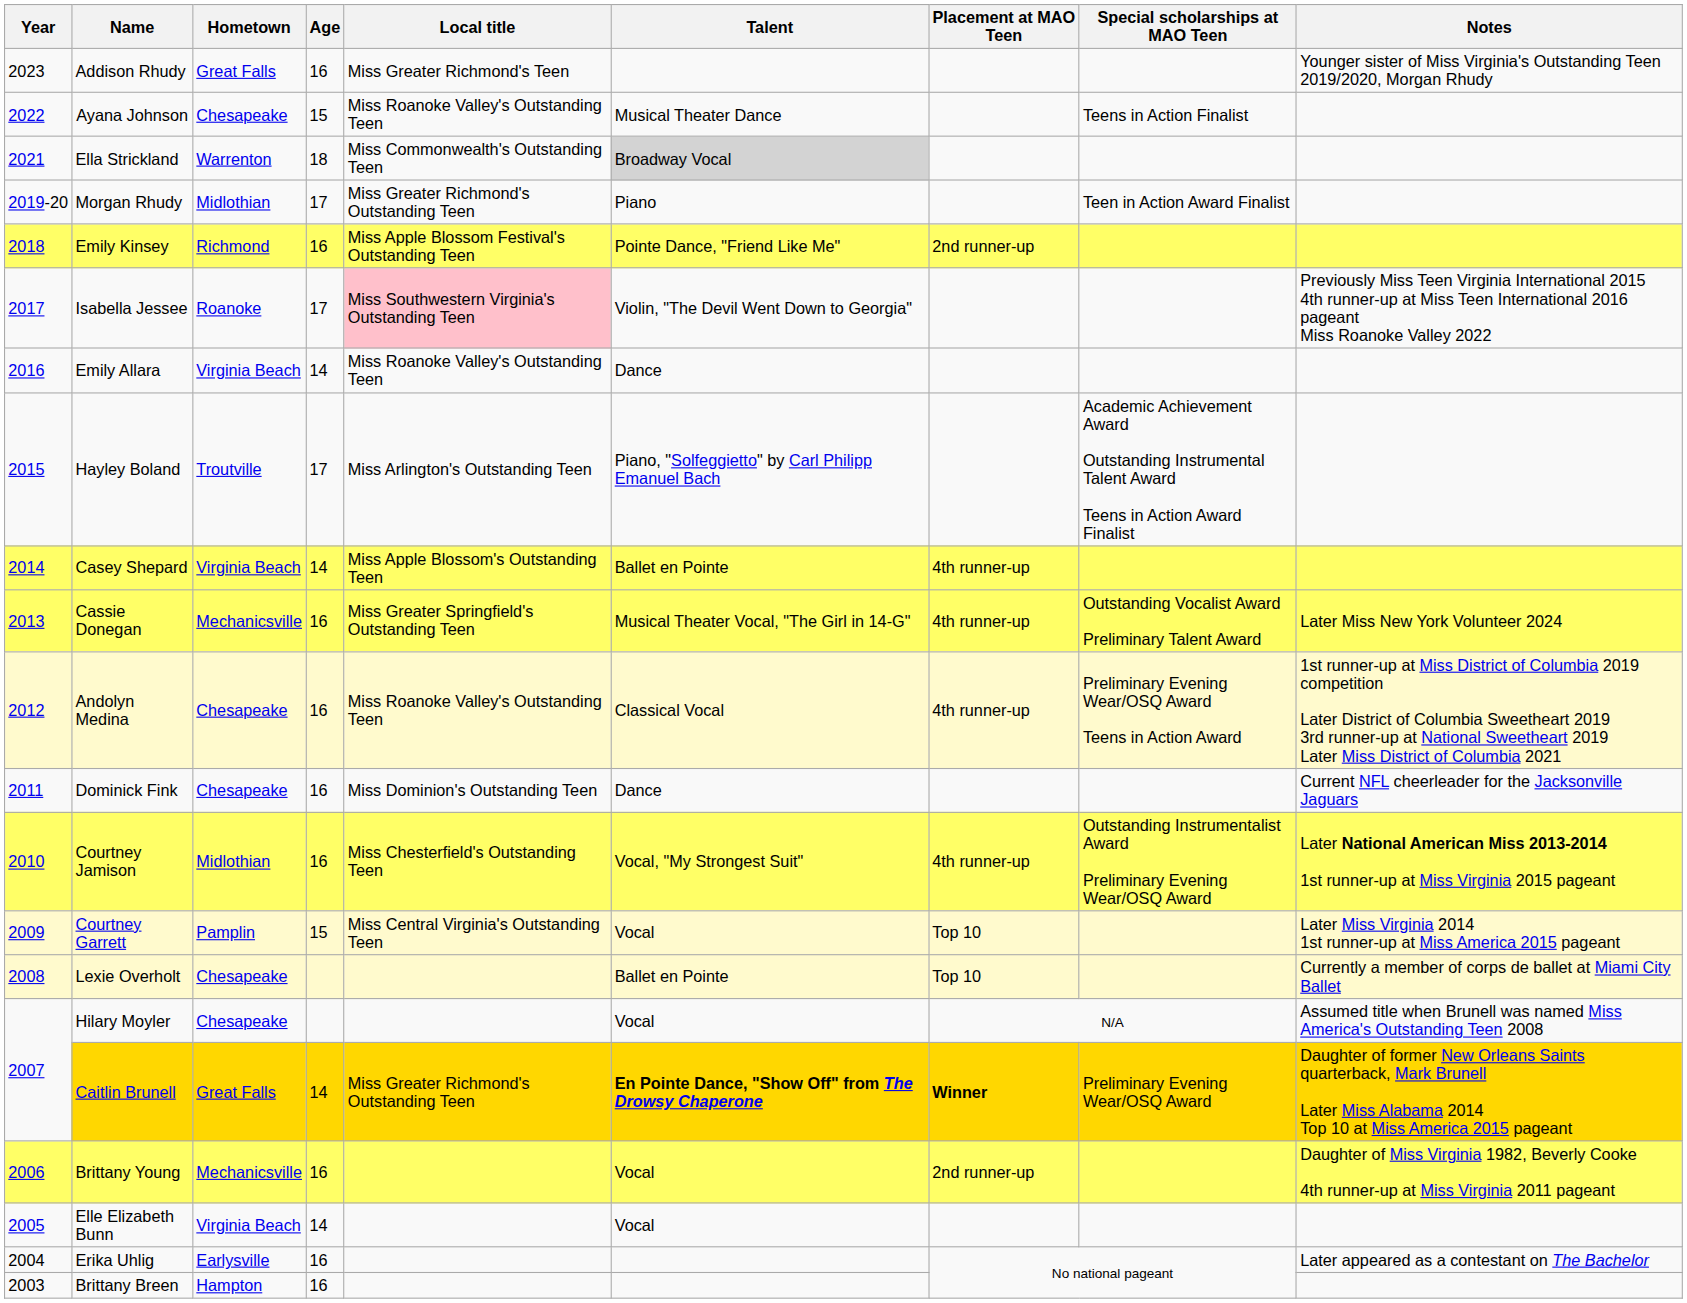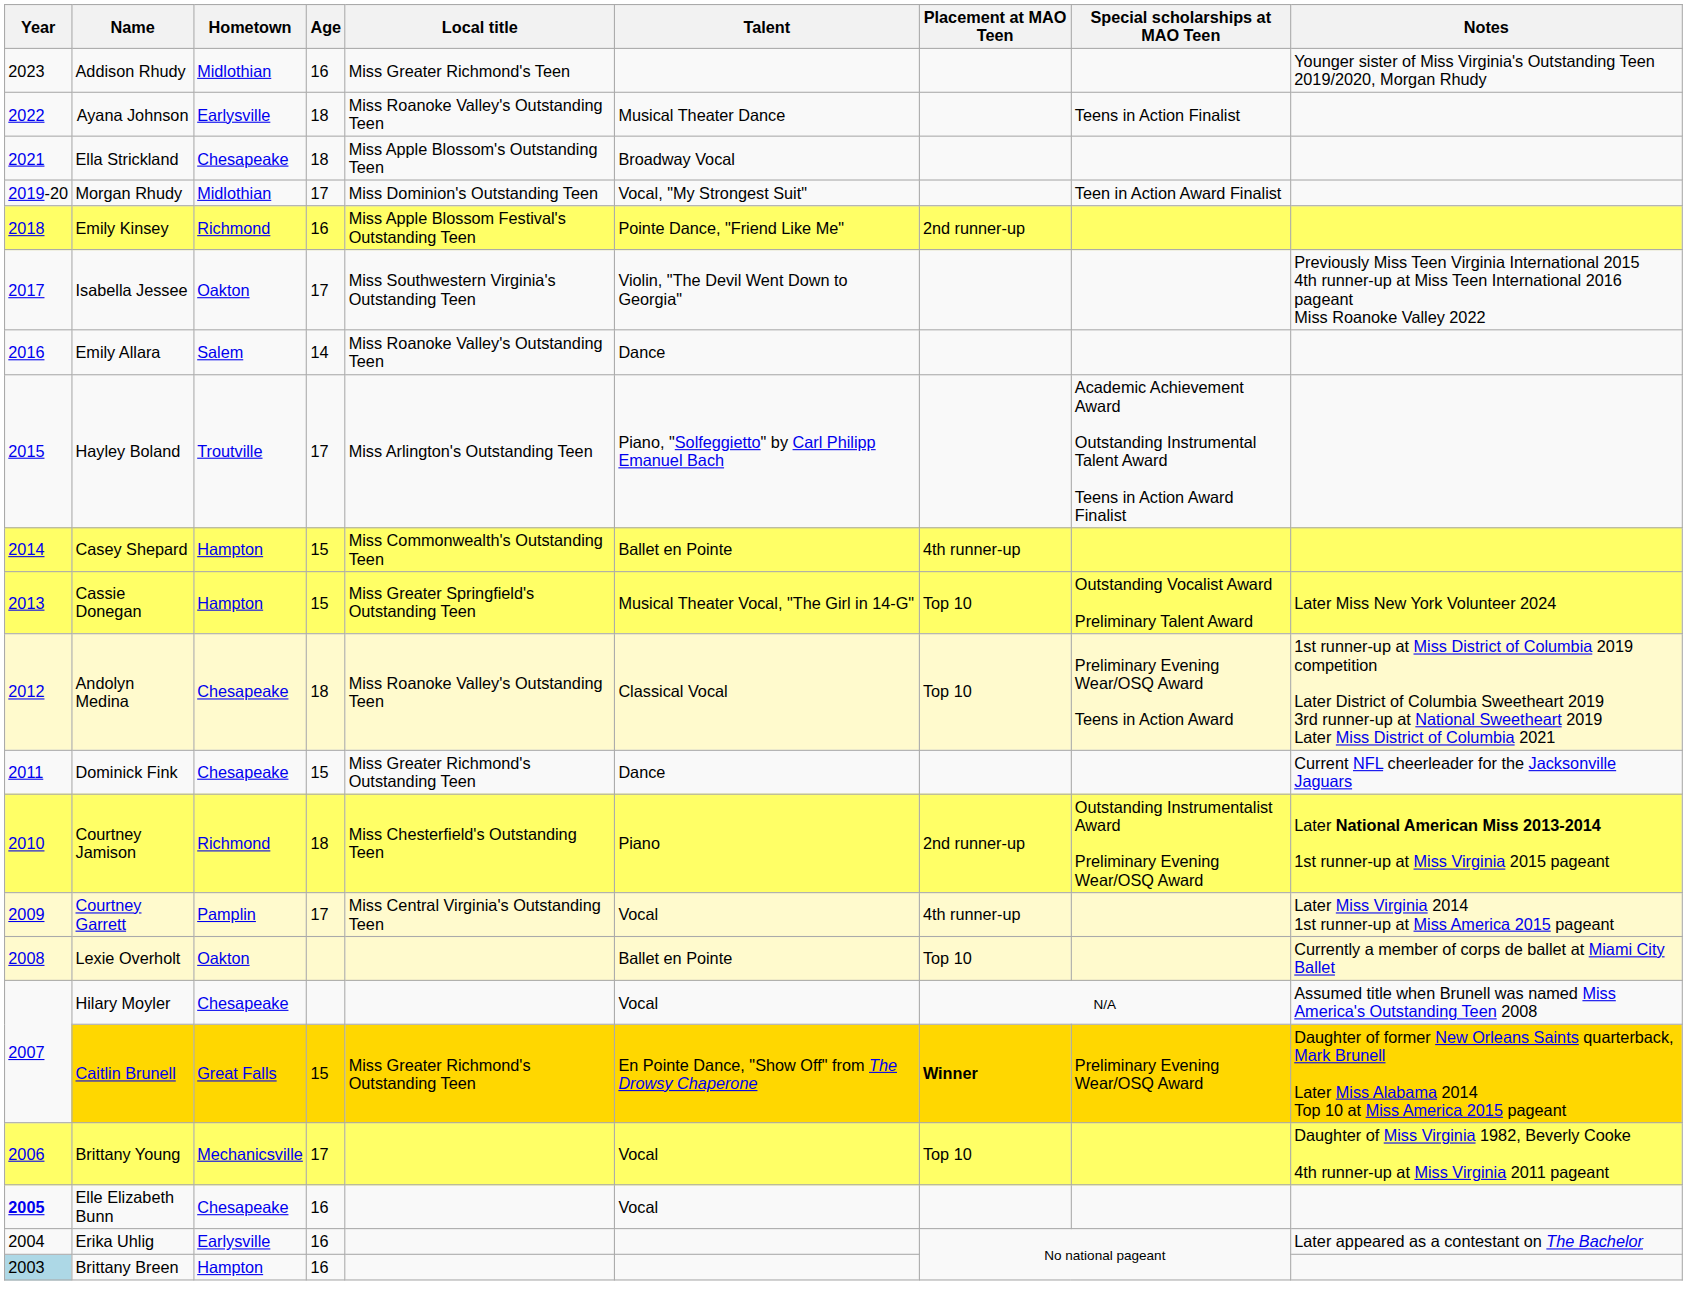(236, 71) Great Falls -> (234, 71) Midlothian
(242, 115) Chesapeake -> (234, 115) Earlysville
(319, 115) 15 -> (319, 115) 18
(234, 159) Warrenton -> (243, 159) Chesapeake
(475, 159) Miss Commonwealth's Outstanding Teen -> (473, 159) Miss Apple Blossom's Outstanding Teen
(673, 159) lightgrey background -> (677, 159) no background
(439, 202) Miss Greater Richmond's Outstanding Teen -> (473, 193) Miss Dominion's Outstanding Teen
(636, 202) Piano -> (713, 193) Vocal, "My Strongest Suit"
(229, 309) Roanoke -> (223, 290) Oakton
(451, 309) pink background -> (452, 290) no background
(249, 371) Virginia Beach -> (220, 352) Salem
(249, 568) Virginia Beach -> (230, 549) Hampton
(319, 568) 14 -> (319, 549) 15
(472, 568) Miss Apple Blossom's Outstanding Teen -> (476, 549) Miss Commonwealth's Outstanding Teen
(249, 621) Mechanicsville -> (230, 602) Hampton
(319, 621) 16 -> (319, 602) 15
(981, 621) 4th runner-up -> (947, 602) Top 10
(319, 710) 16 -> (319, 692) 18
(981, 710) 4th runner-up -> (947, 692) Top 10
(319, 790) 16 -> (319, 772) 15
(473, 790) Miss Dominion's Outstanding Teen -> (440, 772) Miss Greater Richmond's Outstanding Teen
(233, 862) Midlothian -> (234, 843) Richmond
(319, 862) 16 -> (319, 843) 18
(709, 862) Vocal, "My Strongest Suit" -> (639, 843) Piano
(981, 862) 4th runner-up -> (974, 843) 2nd runner-up
(319, 933) 15 -> (319, 915) 17
(957, 933) Top 10 -> (972, 915) 4th runner-up
(242, 977) Chesapeake -> (223, 959) Oakton
(319, 1092) 14 -> (319, 1074) 15
(764, 1092) bold -> (758, 1074) normal
(319, 1172) 16 -> (319, 1154) 17
(983, 1172) 2nd runner-up -> (947, 1154) Top 10
(26, 1225) normal -> (26, 1207) bold
(249, 1225) Virginia Beach -> (243, 1207) Chesapeake
(319, 1225) 14 -> (319, 1207) 16
(26, 1286) no background -> (26, 1268) lightblue background
